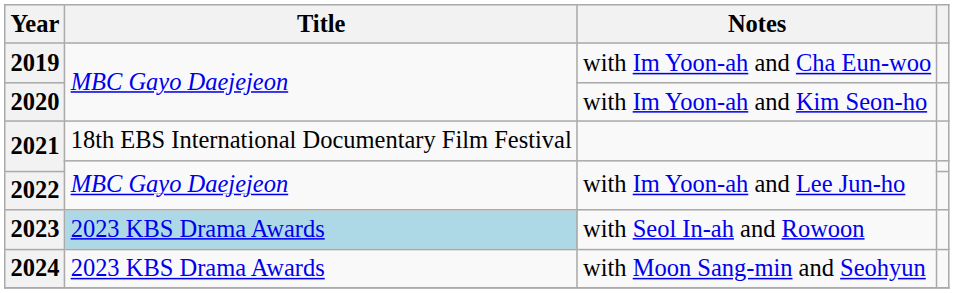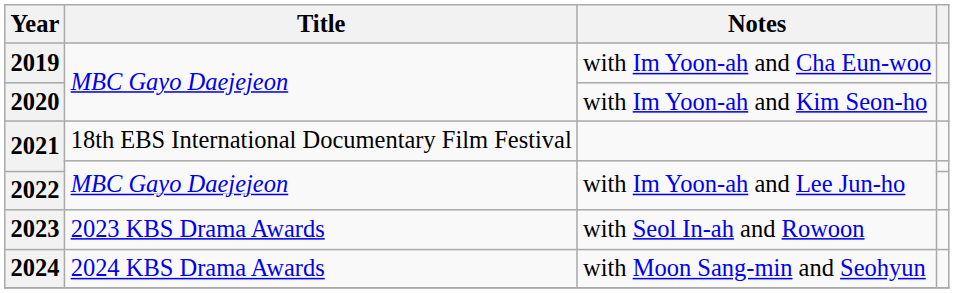(198, 229) lightblue background -> (198, 229) no background
(198, 268) 2023 KBS Drama Awards -> (198, 268) 2024 KBS Drama Awards
